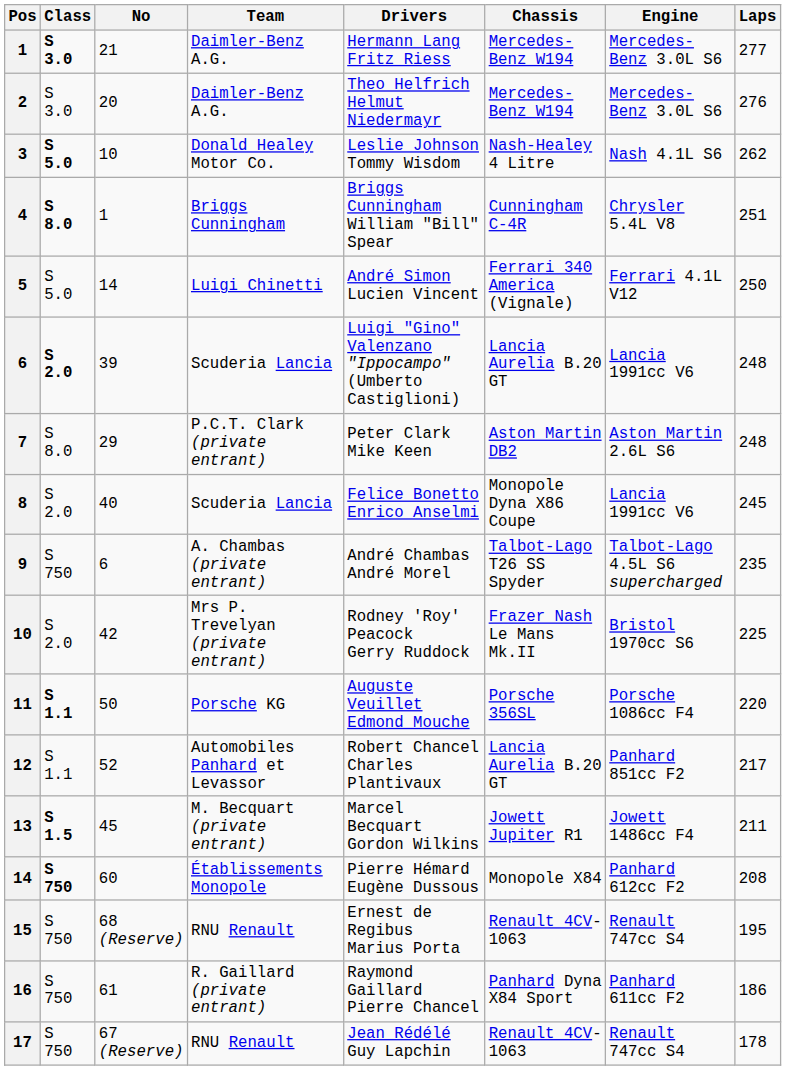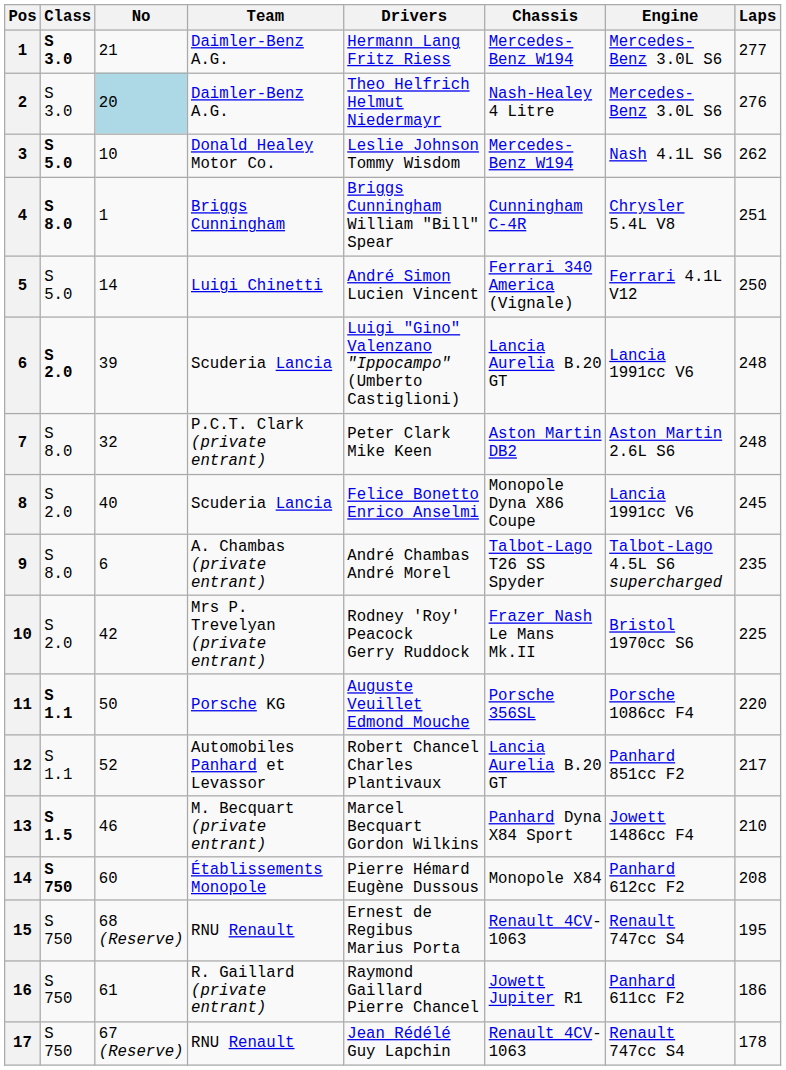(108, 104) no background -> (108, 104) lightblue background
(531, 104) Mercedes-Benz W194 -> (540, 104) Nash-Healey 4 Litre
(540, 156) Nash-Healey 4 Litre -> (531, 156) Mercedes-Benz W194
(108, 444) 29 -> (108, 444) 32
(58, 566) S 750 -> (58, 566) S 8.0
(108, 827) 45 -> (108, 827) 46
(536, 827) Jowett Jupiter R1 -> (545, 827) Panhard Dyna X84 Sport
(753, 827) 211 -> (753, 827) 210
(545, 992) Panhard Dyna X84 Sport -> (536, 992) Jowett Jupiter R1
